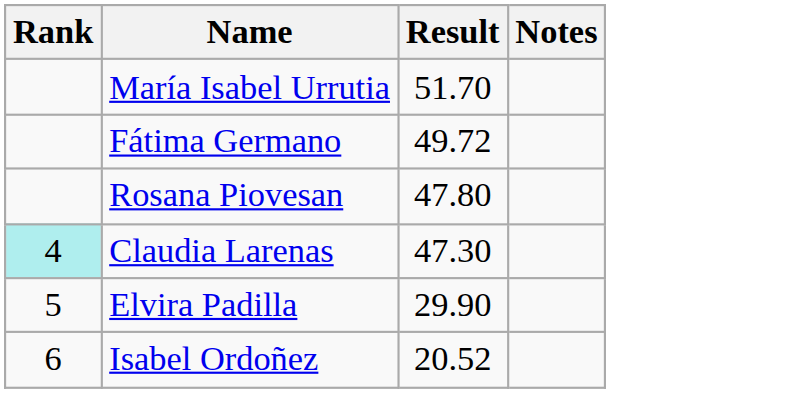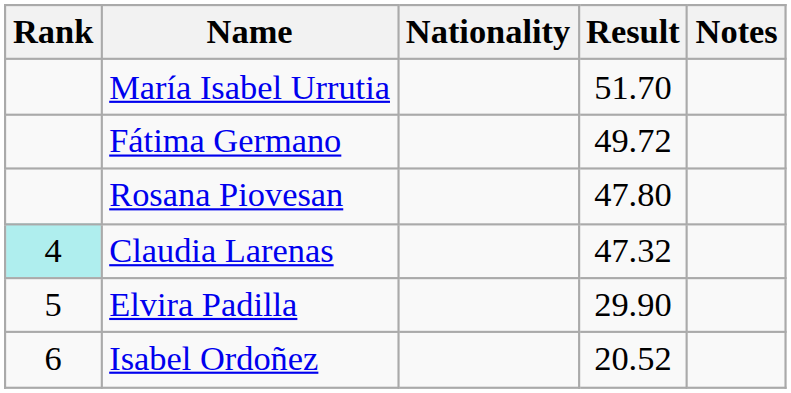+ column: (488, 31)
(453, 250) 47.30 -> (633, 250) 47.32
